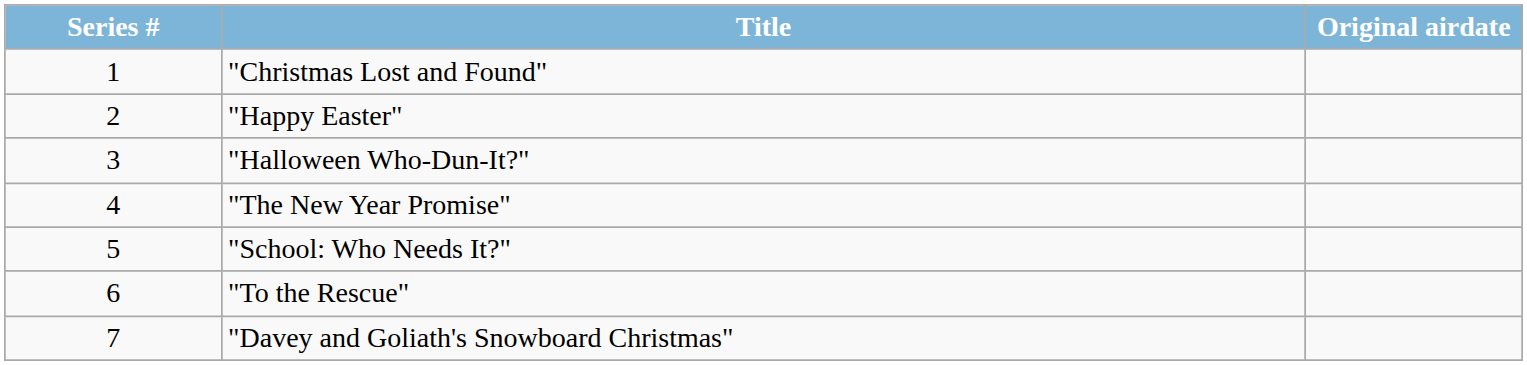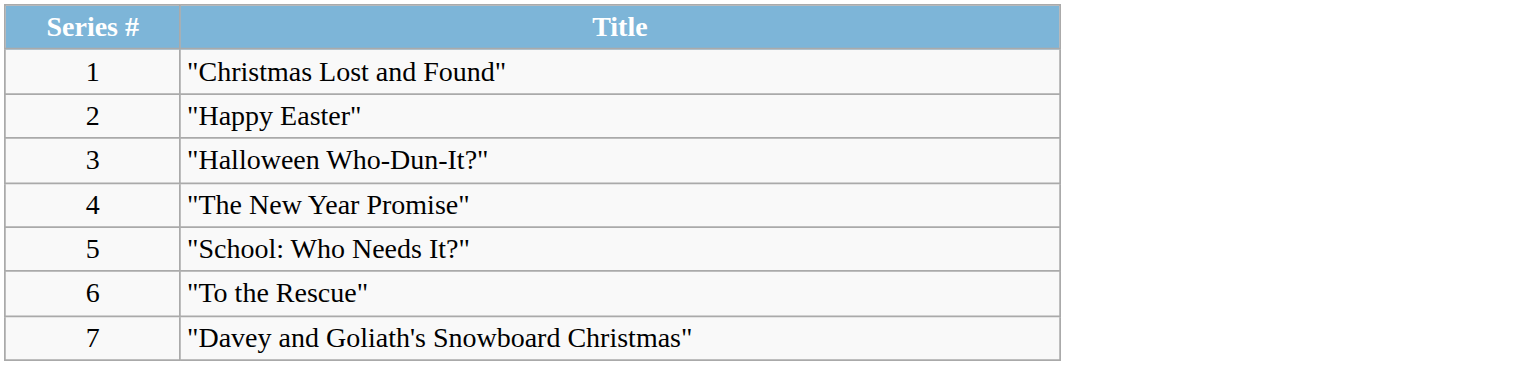- column: (1414, 26)
